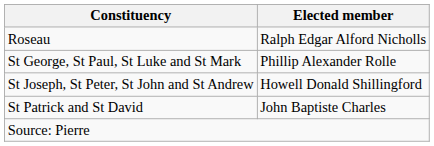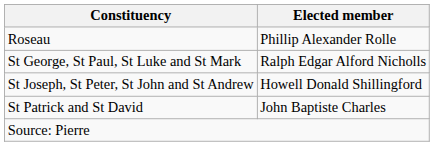(343, 38) Ralph Edgar Alford Nicholls -> (328, 38) Phillip Alexander Rolle
(328, 61) Phillip Alexander Rolle -> (343, 61) Ralph Edgar Alford Nicholls
